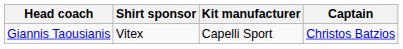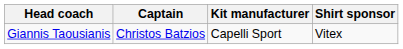columns swapped: (351, 14) <-> (156, 14)
